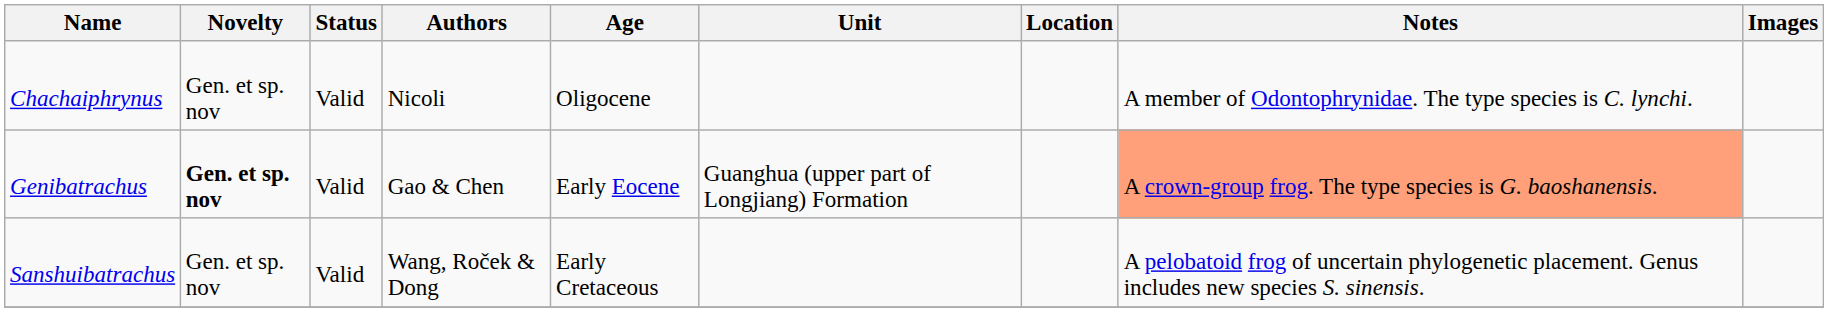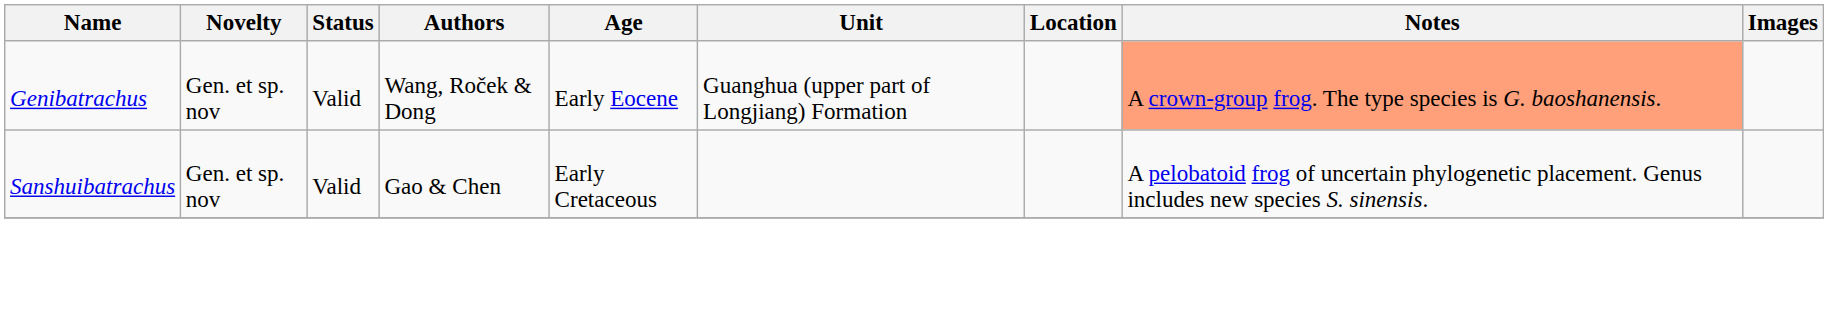- row: (86, 98)
(238, 186) bold -> (235, 98) normal
(446, 186) Gao & Chen -> (458, 98) Wang, Roček & Dong
(461, 274) Wang, Roček & Dong -> (443, 186) Gao & Chen
